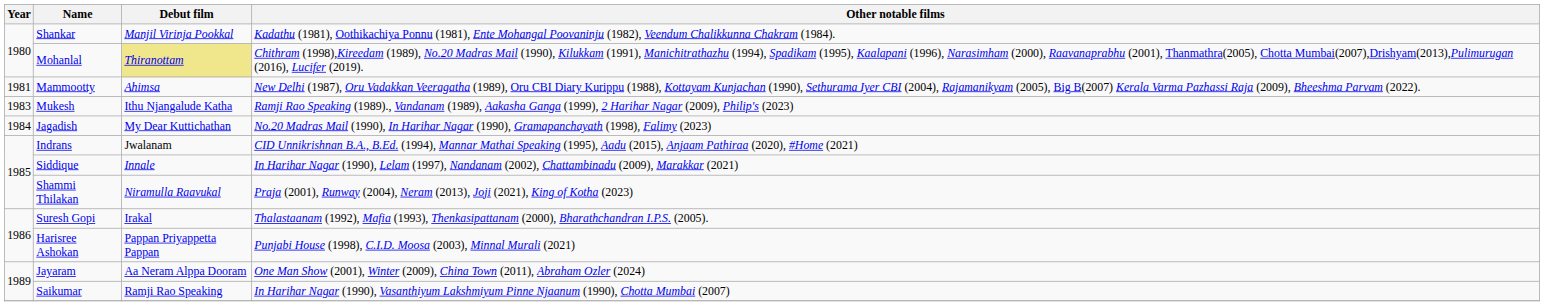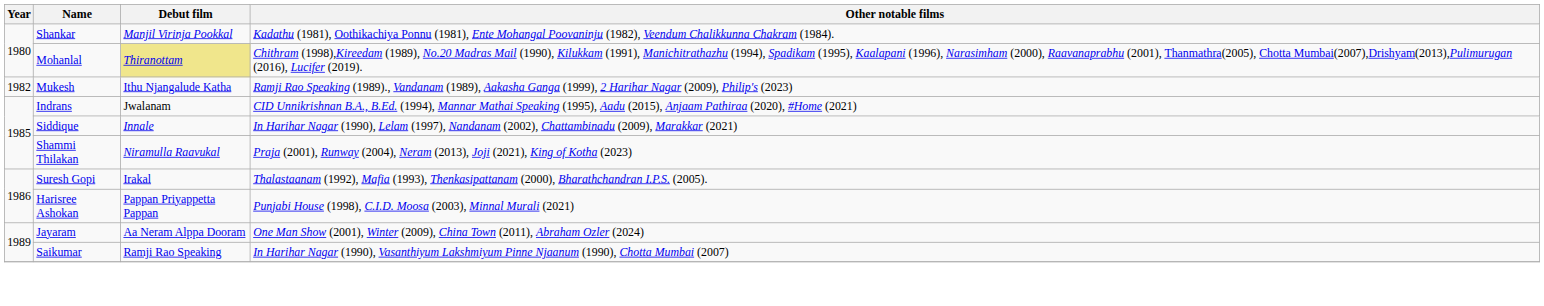- row: (66, 87)
(19, 106) 1983 -> (19, 87) 1982
- row: (57, 126)
